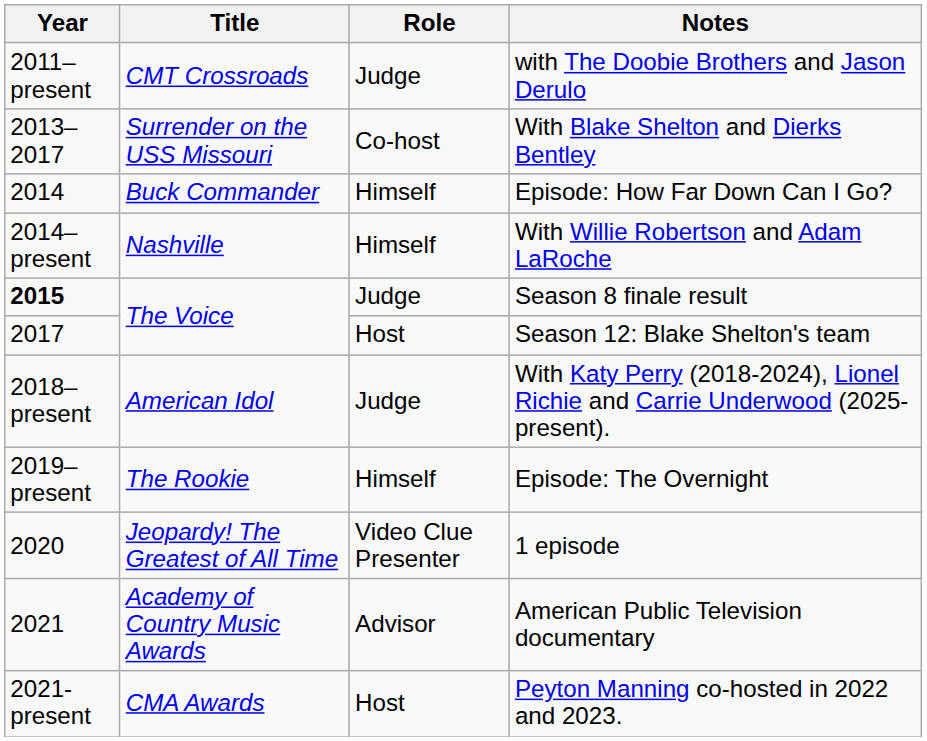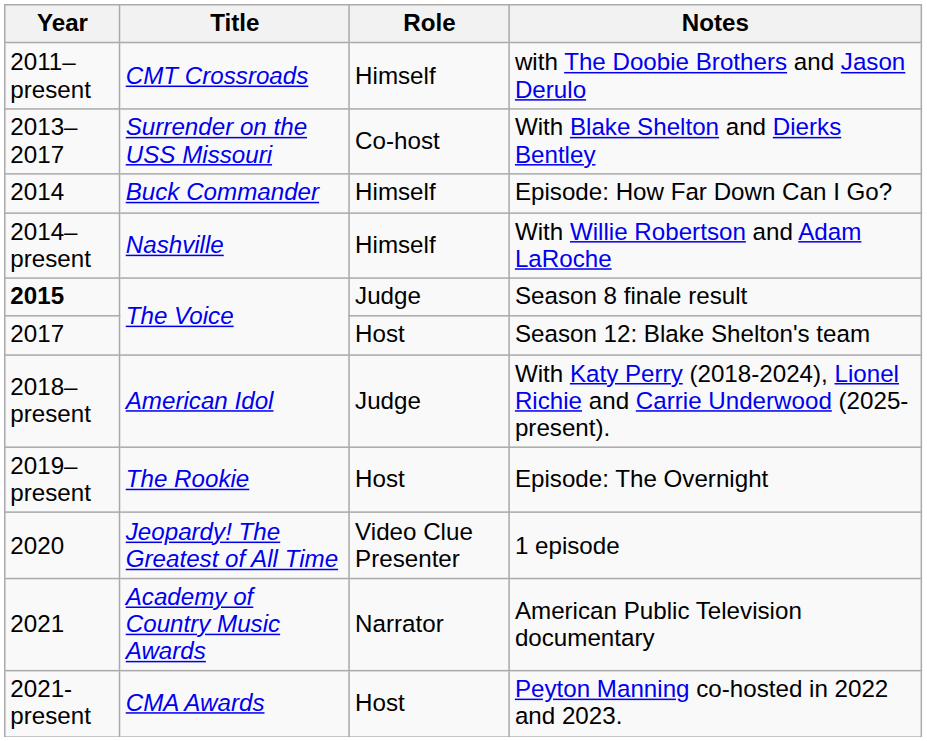(388, 75) Judge -> (395, 75) Himself
(395, 479) Himself -> (380, 479) Host
(395, 624) Advisor -> (399, 624) Narrator
